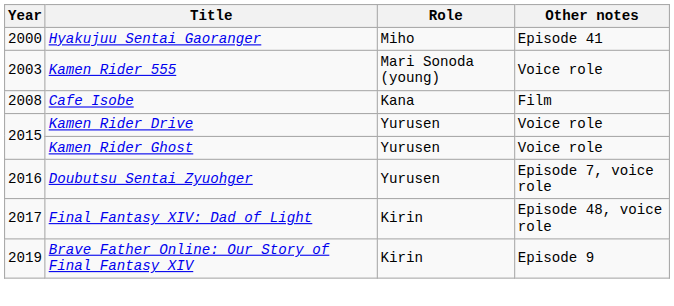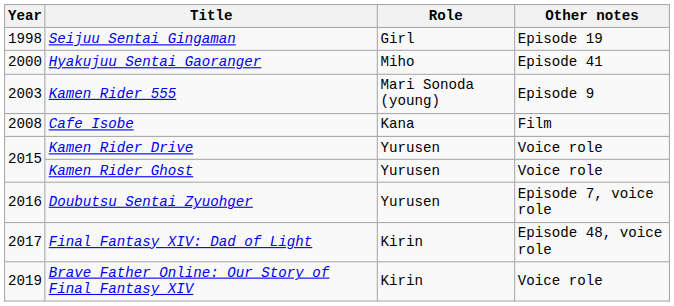+ row: (142, 39)
(560, 70) Voice role -> (556, 94) Episode 9
(556, 258) Episode 9 -> (560, 281) Voice role
